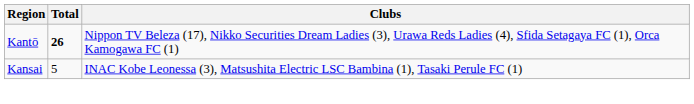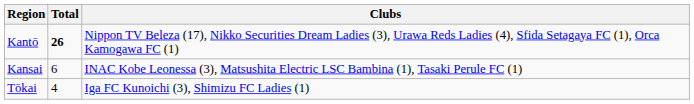(54, 68) 5 -> (54, 68) 6
+ row: (22, 88)
